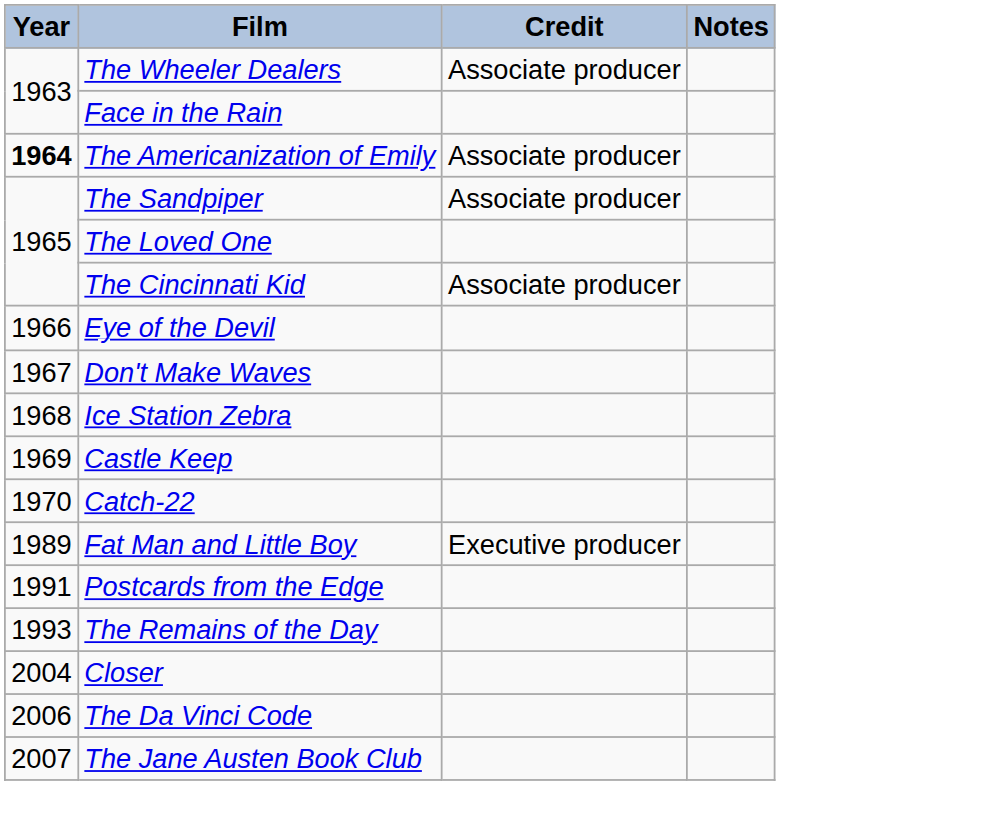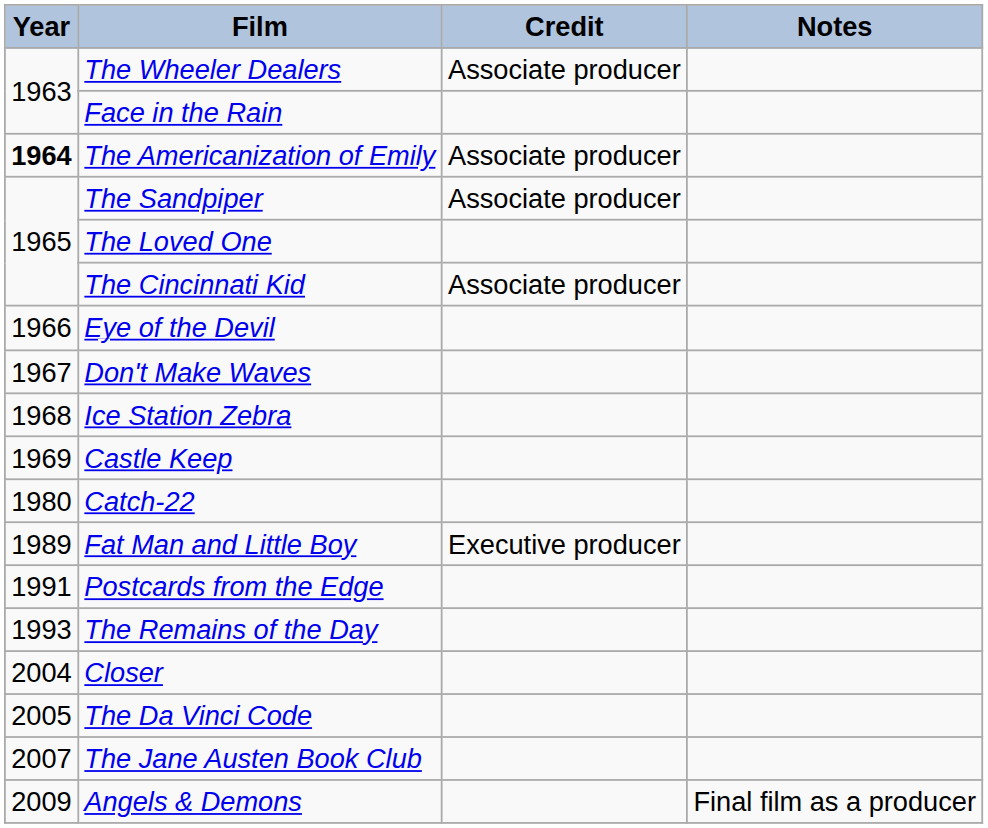(41, 500) 1970 -> (41, 500) 1980
(41, 716) 2006 -> (41, 716) 2005
+ row: (193, 802)
